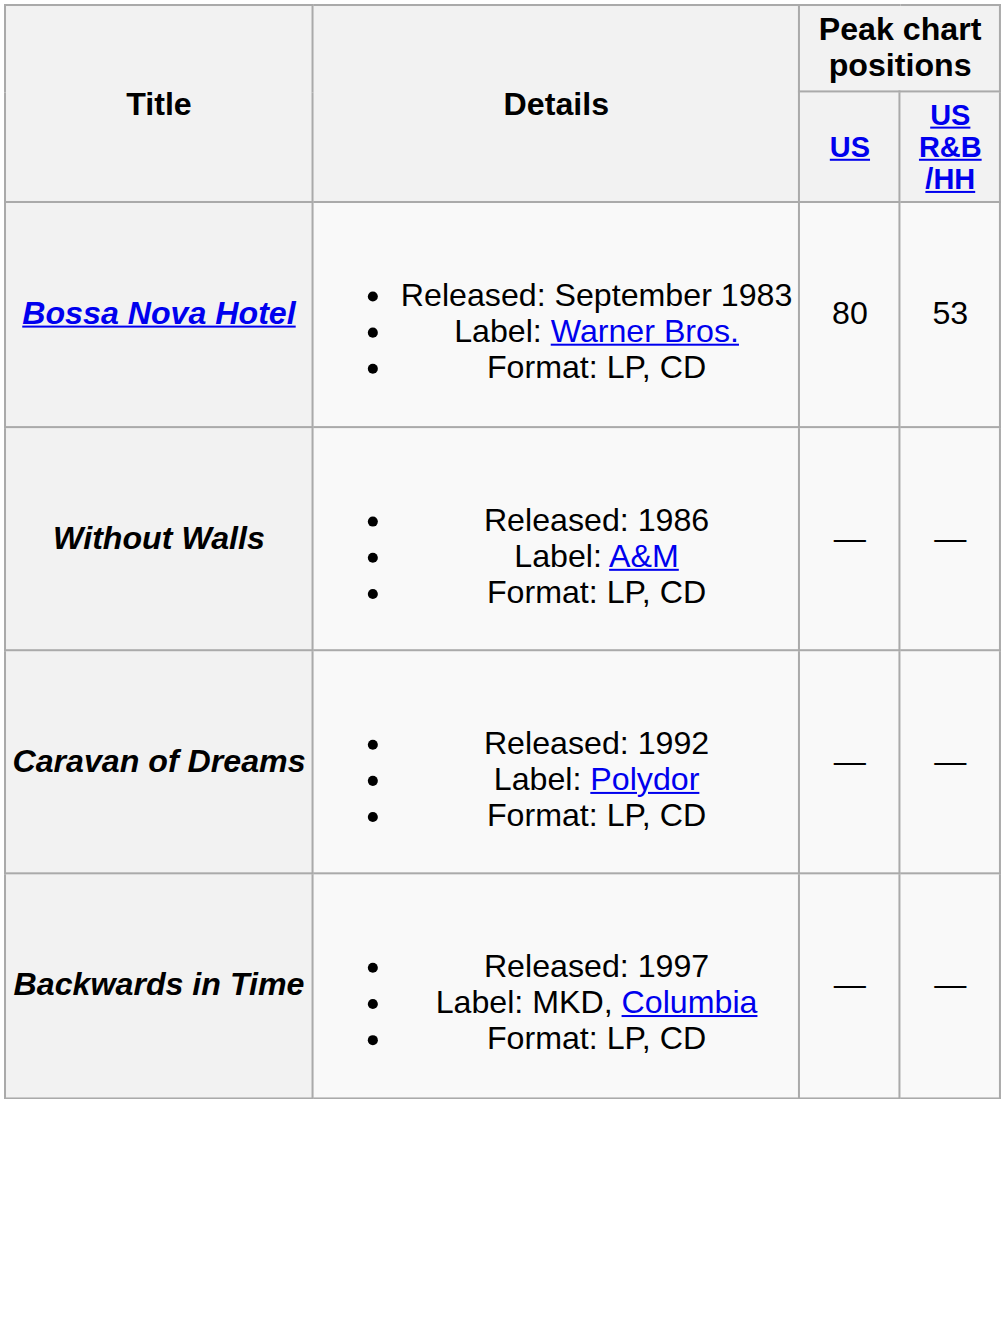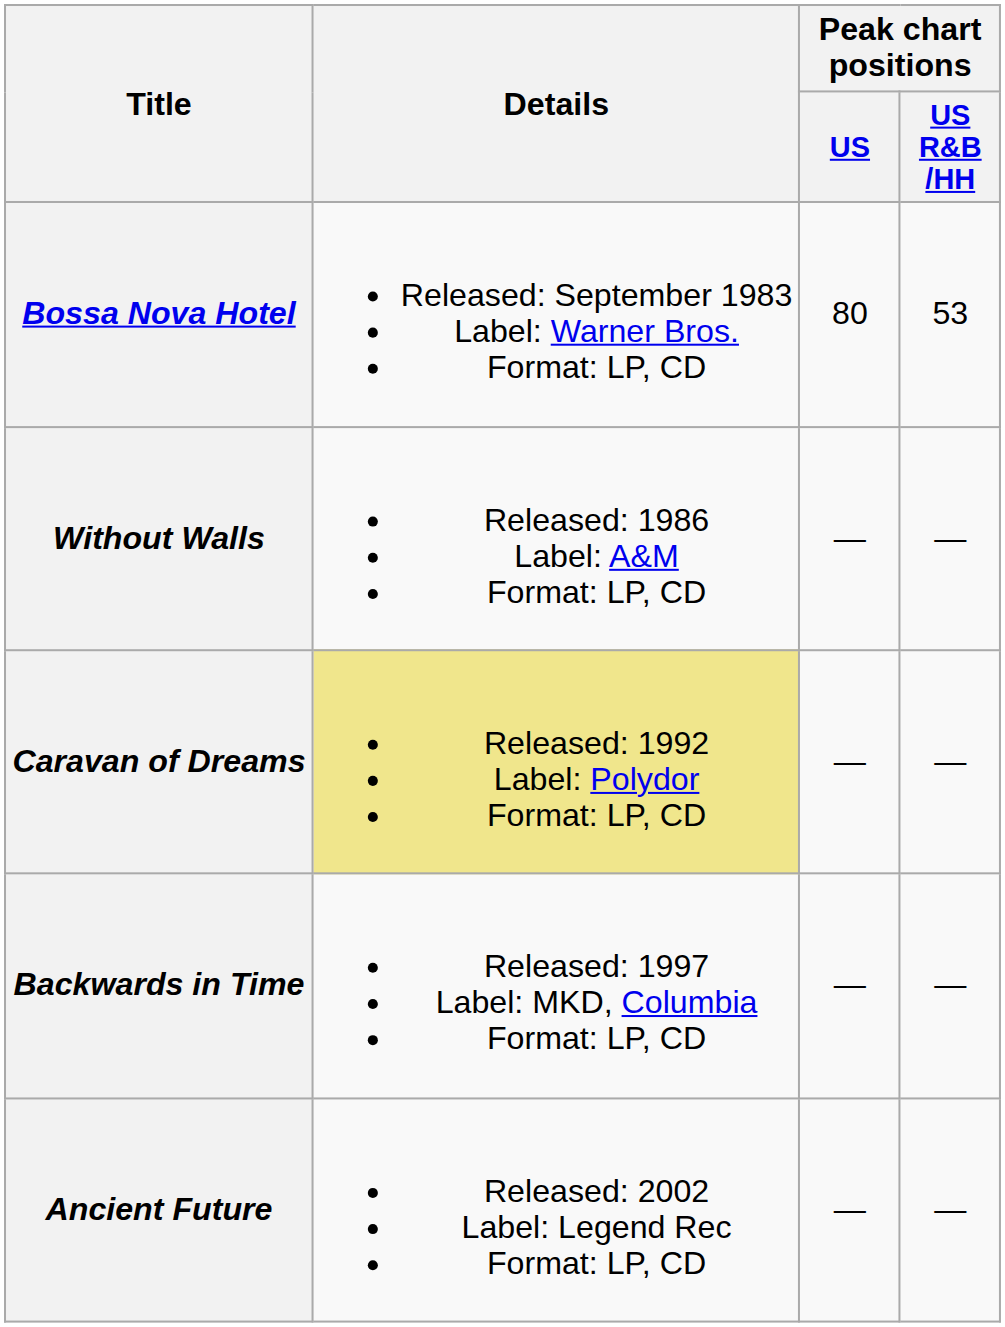(556, 780) no background -> (556, 780) khaki background
+ row: (159, 1209)
